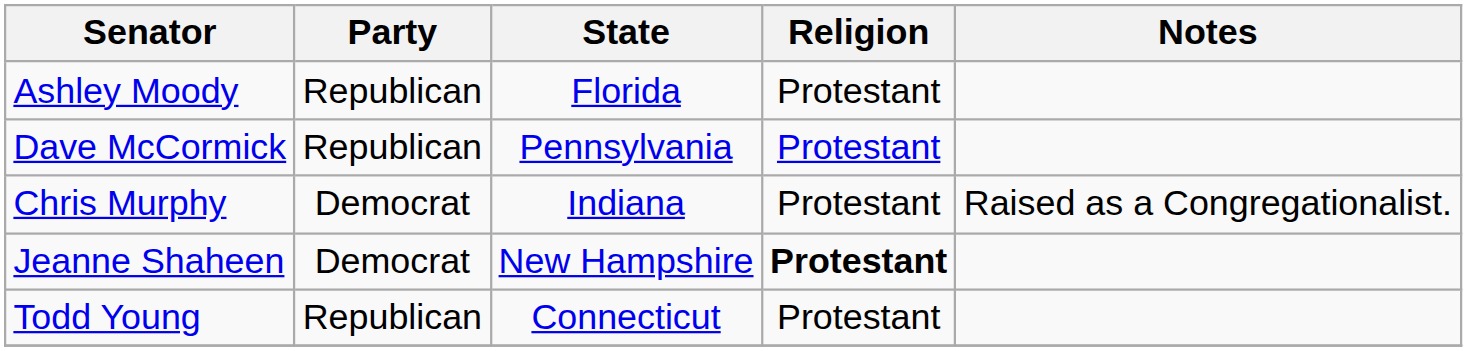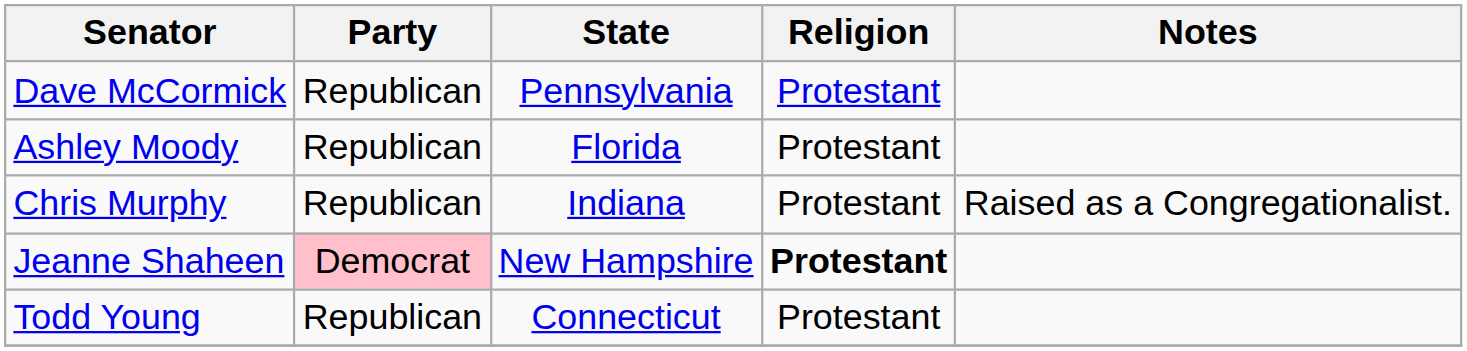rows swapped: (150, 146) <-> (126, 89)
(392, 203) Democrat -> (392, 203) Republican
(392, 260) no background -> (392, 260) pink background
